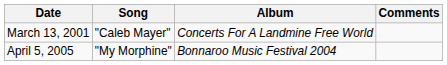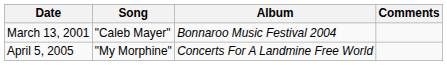(275, 32) Concerts For A Landmine Free World -> (257, 32) Bonnaroo Music Festival 2004
(257, 51) Bonnaroo Music Festival 2004 -> (275, 51) Concerts For A Landmine Free World
